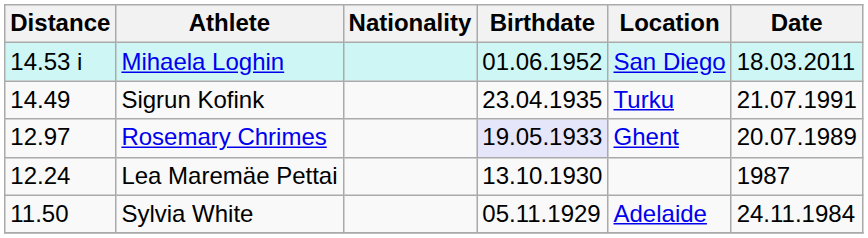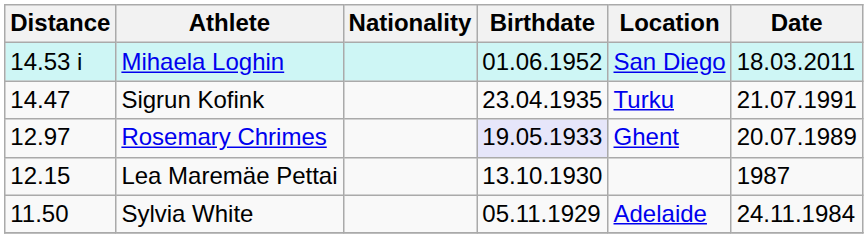(40, 99) 14.49 -> (40, 99) 14.47
(40, 175) 12.24 -> (40, 175) 12.15
